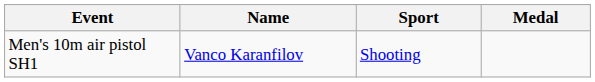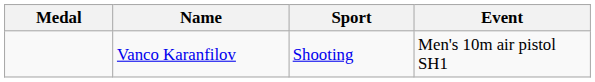columns swapped: (536, 17) <-> (92, 17)
